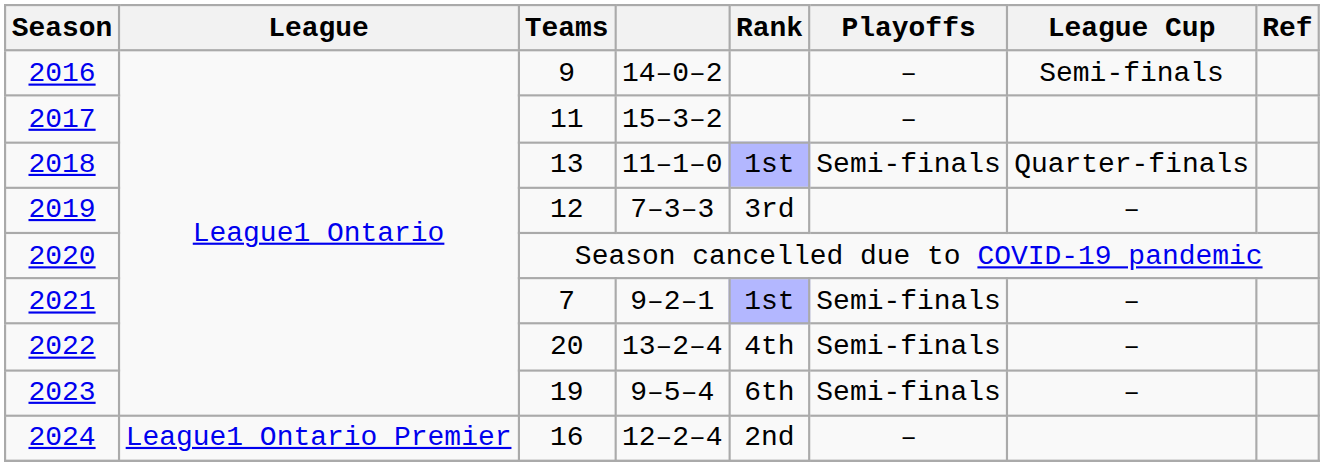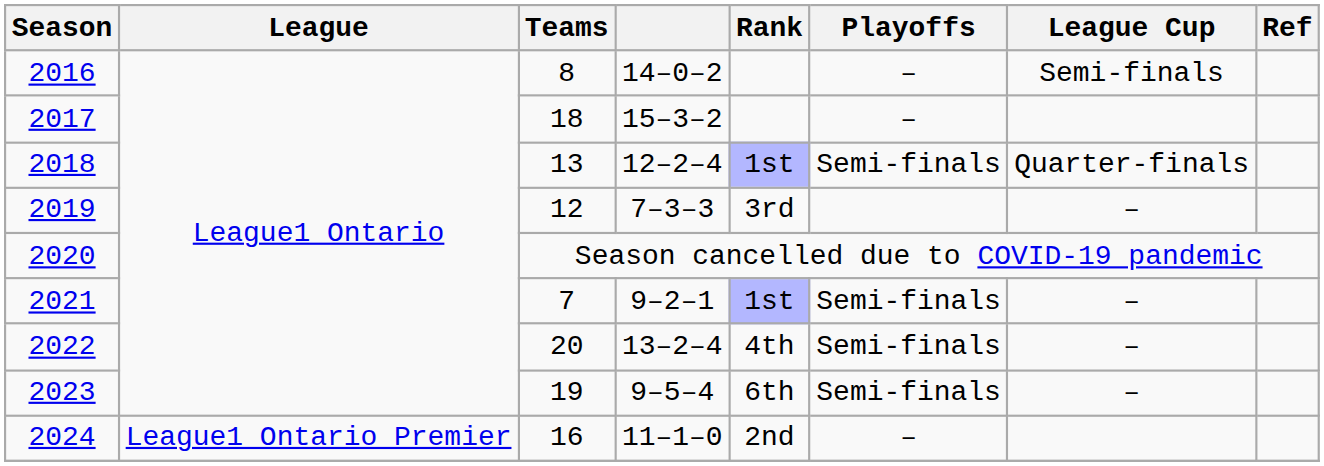(567, 73) 9 -> (567, 73) 8
(567, 119) 11 -> (567, 119) 18
(672, 165) 11–1–0 -> (672, 165) 12–2–4
(672, 438) 12–2–4 -> (672, 438) 11–1–0
